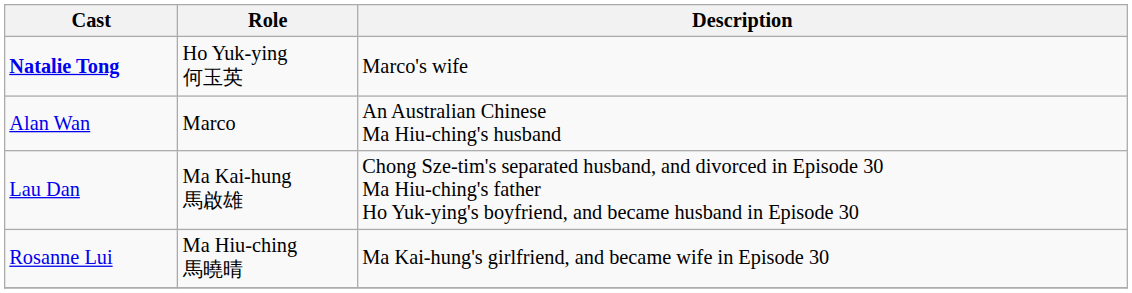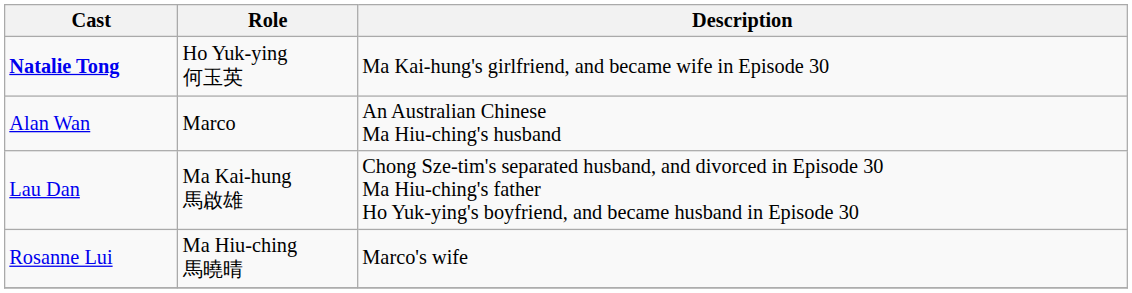(415, 66) Marco's wife -> (596, 66) Ma Kai-hung's girlfriend, and became wife in Episode 30
(596, 258) Ma Kai-hung's girlfriend, and became wife in Episode 30 -> (415, 258) Marco's wife
